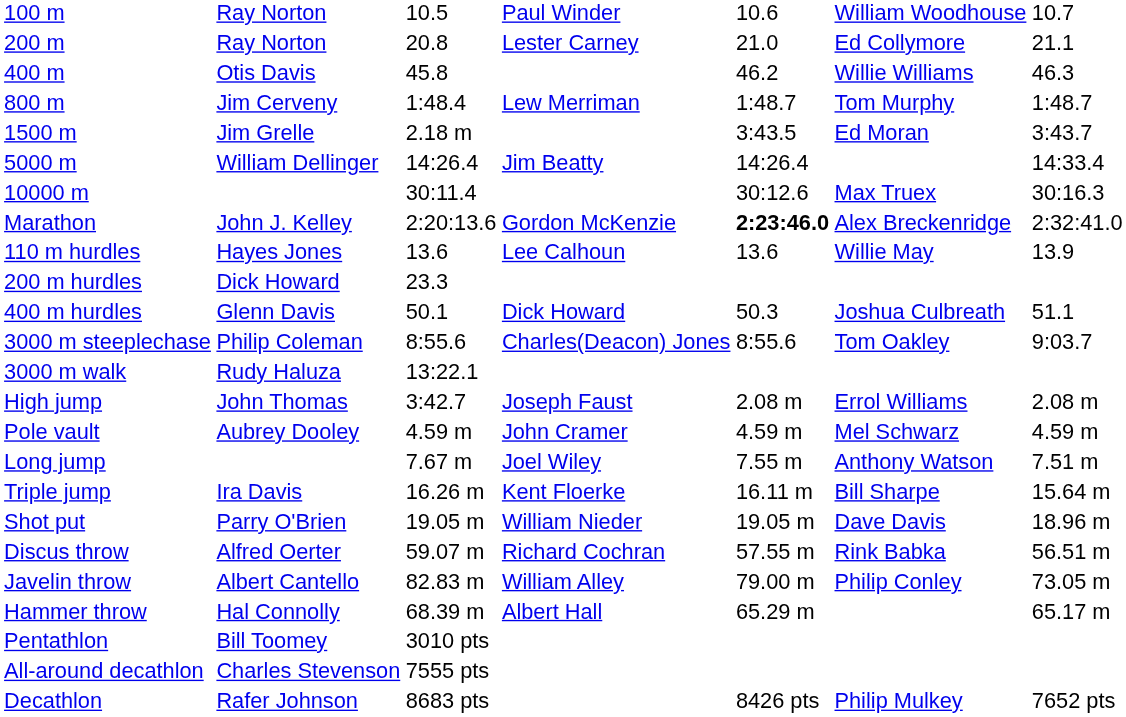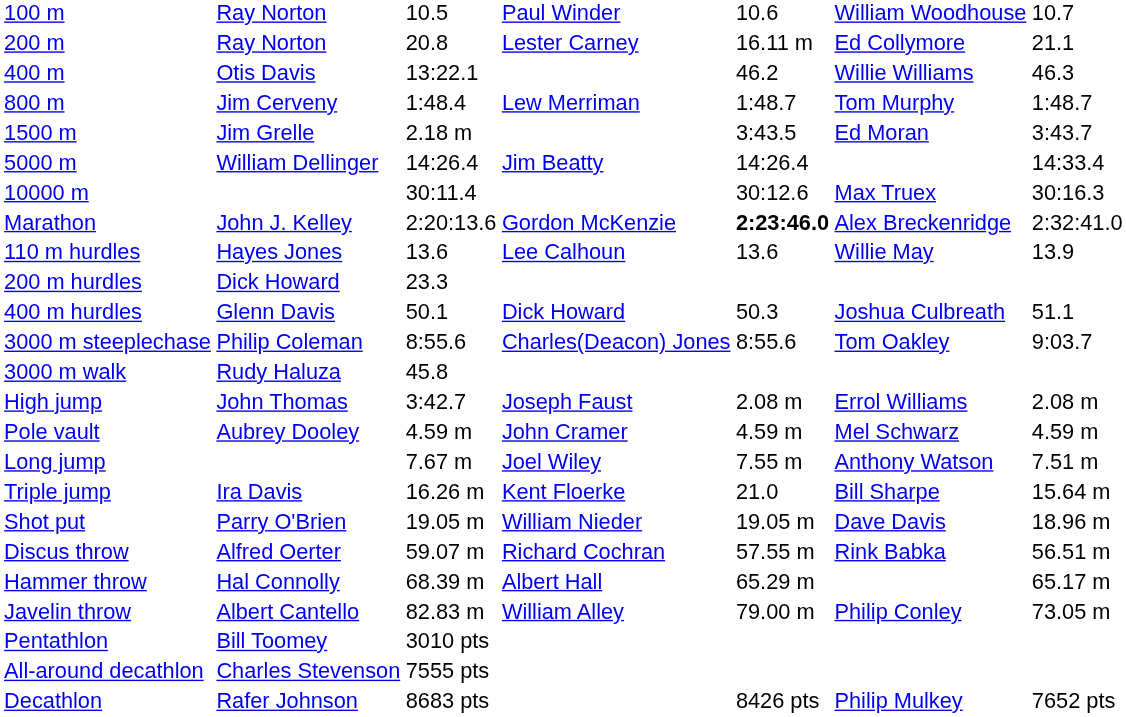(757, 43) 21.0 -> (774, 43) 16.11 m
(427, 72) 45.8 -> (442, 72) 13:22.1
(442, 372) 13:22.1 -> (427, 372) 45.8
(774, 491) 16.11 m -> (757, 491) 21.0
rows swapped: (75, 611) <-> (68, 581)
